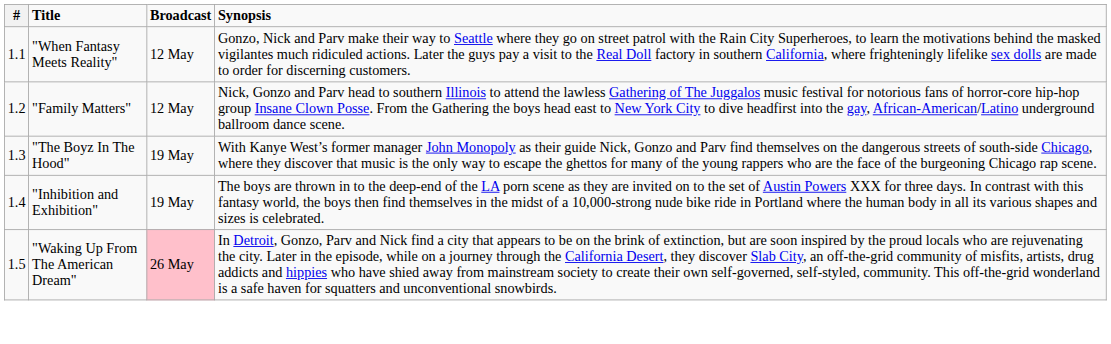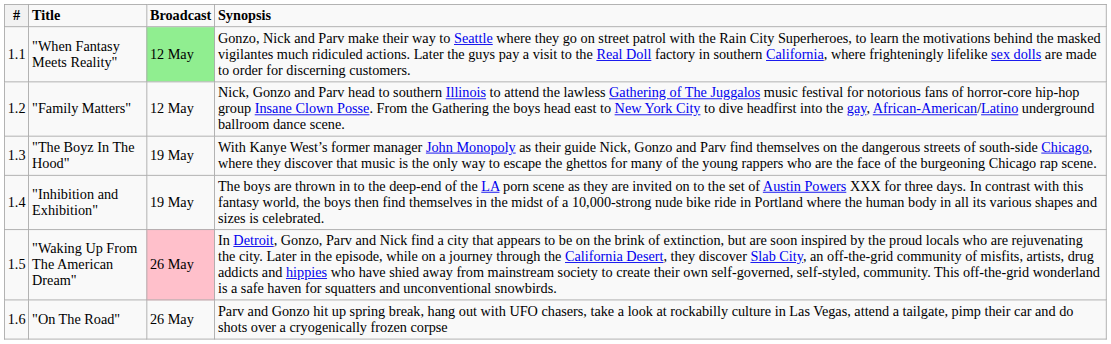(172, 54) no background -> (172, 54) lightgreen background
+ row: (76, 319)
